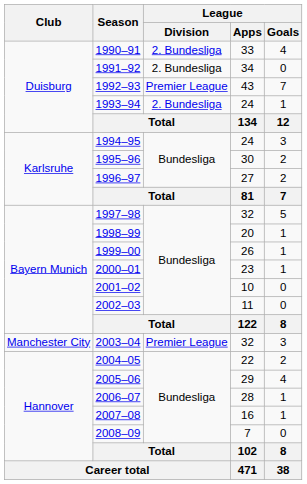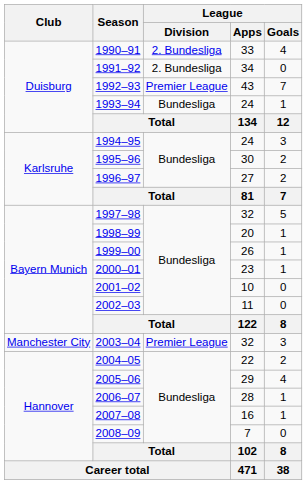(187, 104) 2. Bundesliga -> (187, 104) Bundesliga
